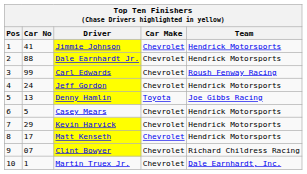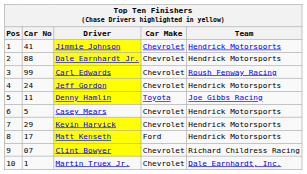(29, 98) 13 -> (29, 98) 11
(164, 137) Chevrolet -> (152, 137) Ford
